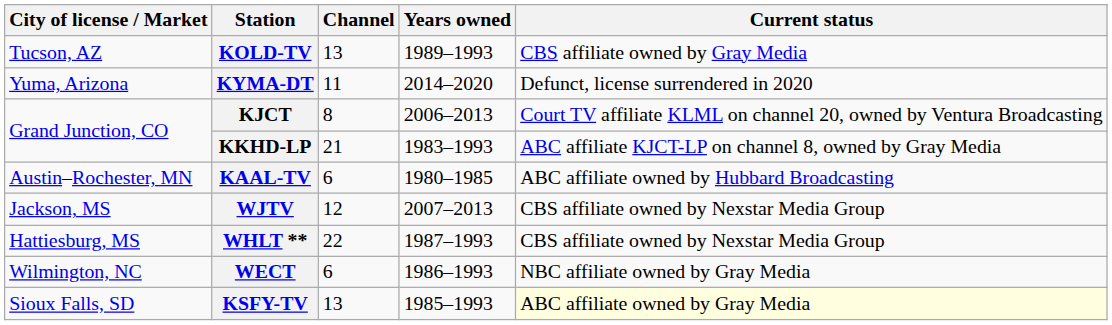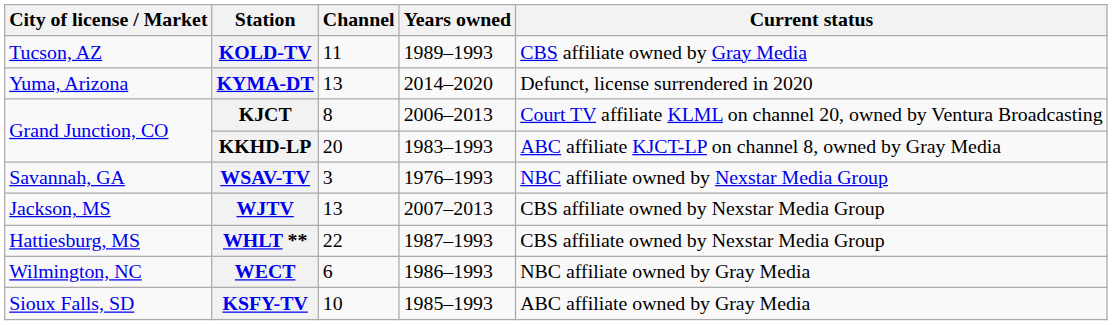(333, 51) 13 -> (332, 51) 11
(332, 83) 11 -> (333, 83) 13
(333, 146) 21 -> (333, 146) 20
+ row: (265, 177)
- row: (265, 177)
(333, 209) 12 -> (333, 209) 13
(333, 303) 13 -> (333, 303) 10
(665, 303) lightyellow background -> (665, 303) no background
